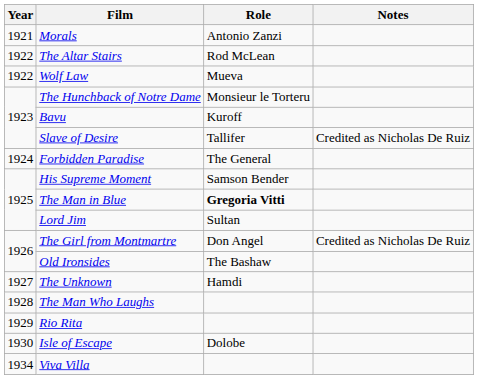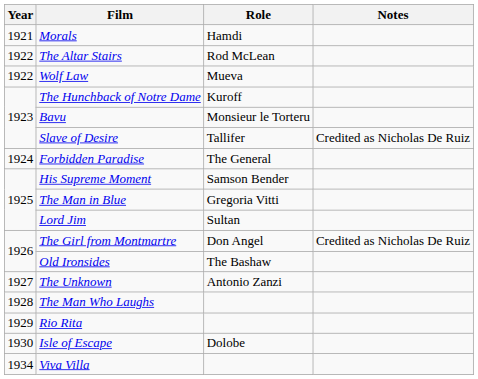(244, 35) Antonio Zanzi -> (224, 35) Hamdi
(258, 96) Monsieur le Torteru -> (224, 96) Kuroff
(224, 117) Kuroff -> (258, 117) Monsieur le Torteru
(246, 199) bold -> (243, 199) normal
(224, 281) Hamdi -> (244, 281) Antonio Zanzi
